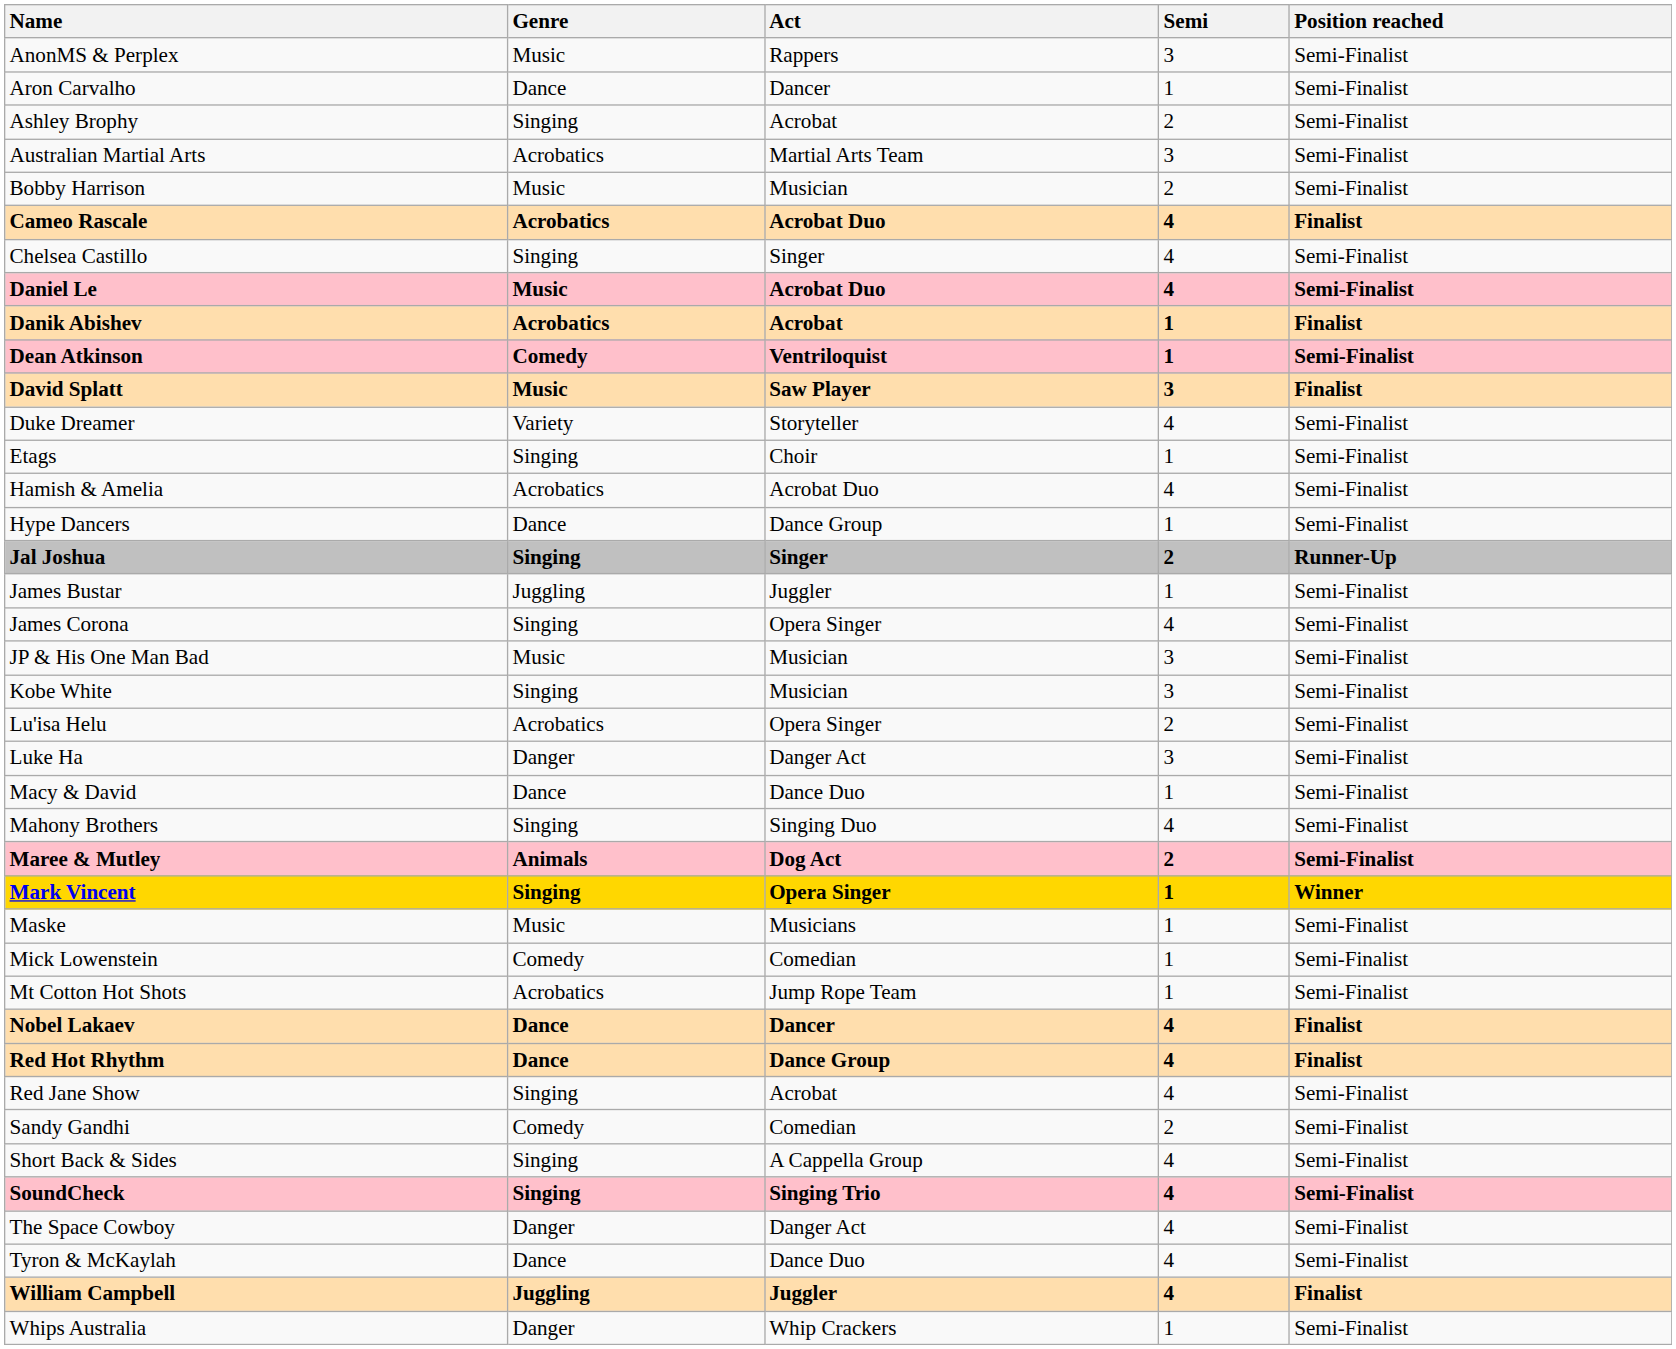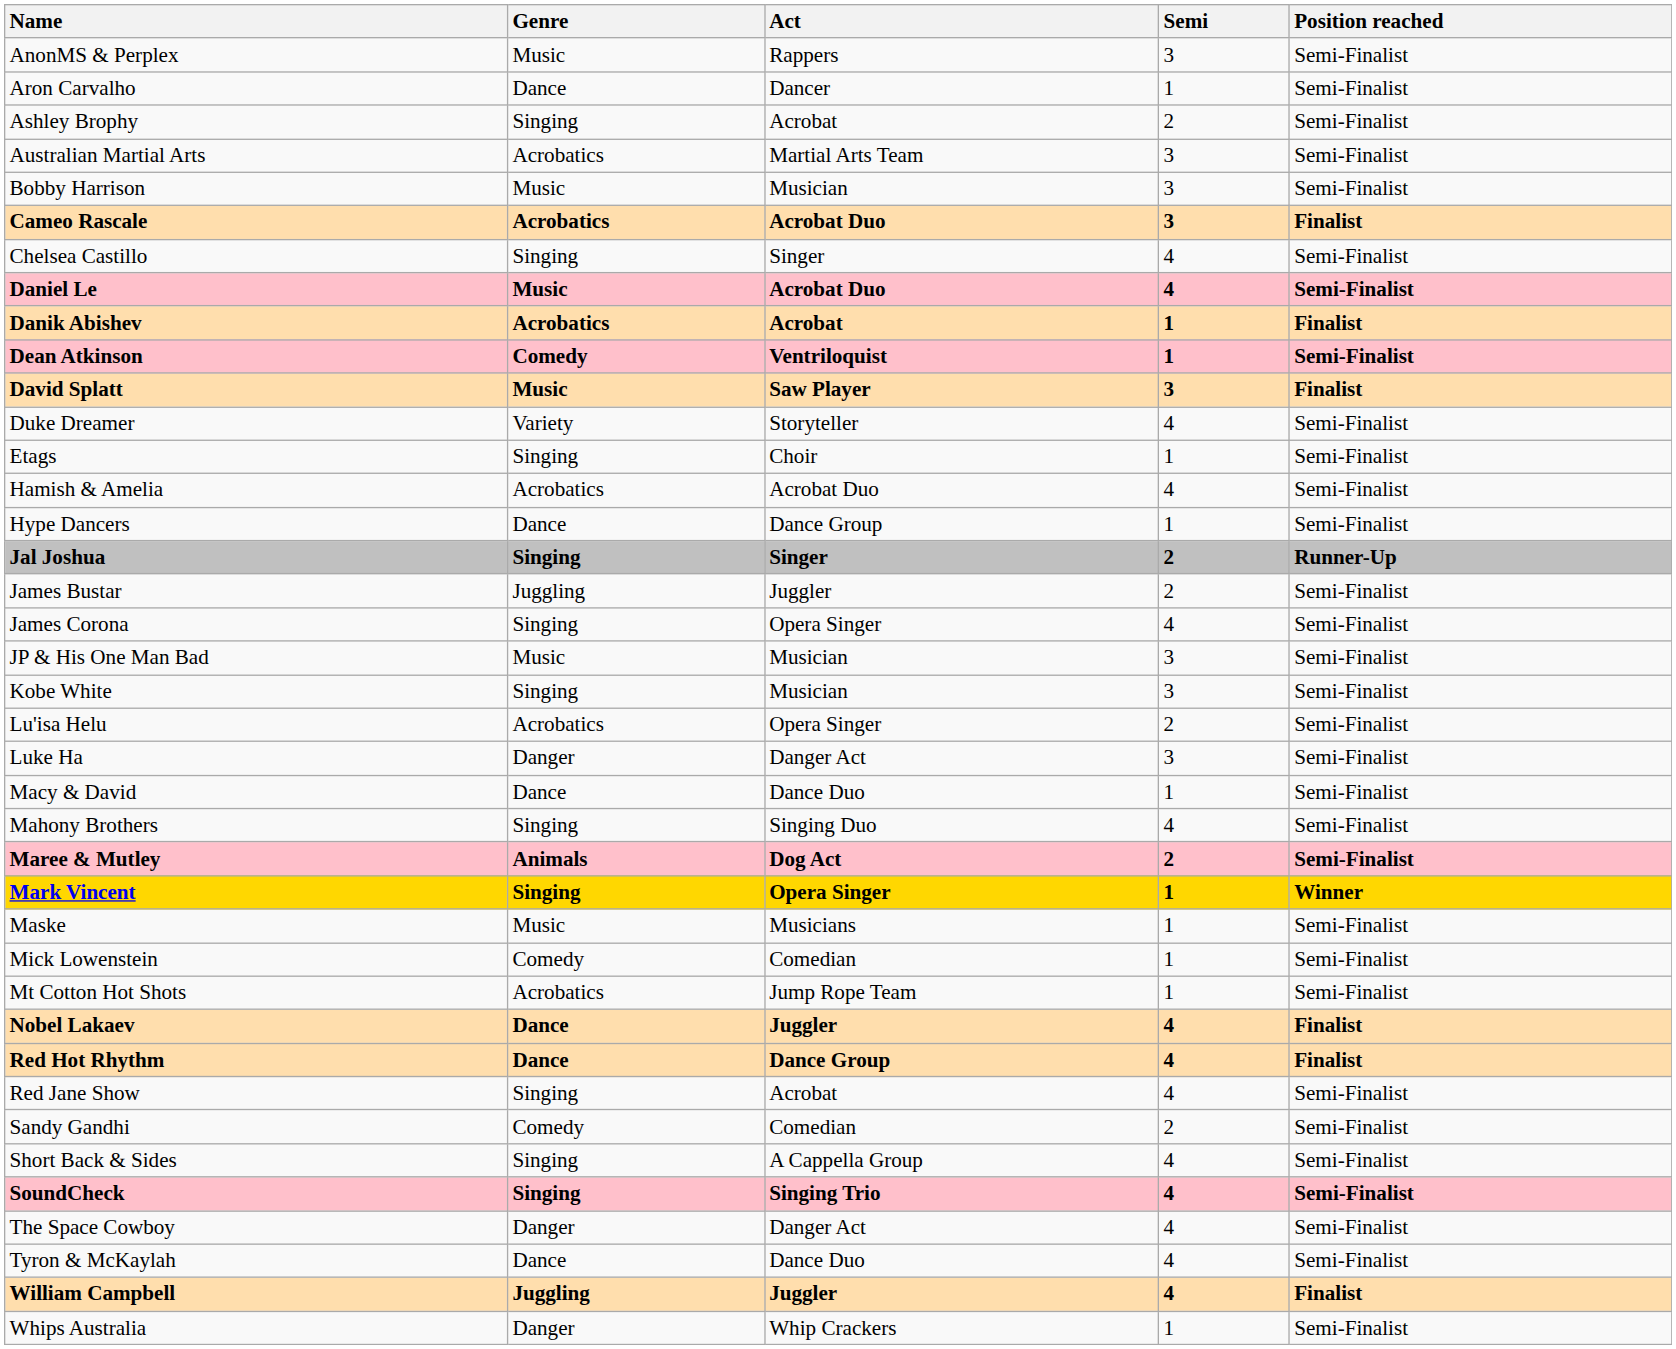(1169, 188) 2 -> (1169, 188) 3
(1169, 222) 4 -> (1169, 222) 3
(1169, 590) 1 -> (1169, 590) 2
(802, 1026) Dancer -> (803, 1026) Juggler
